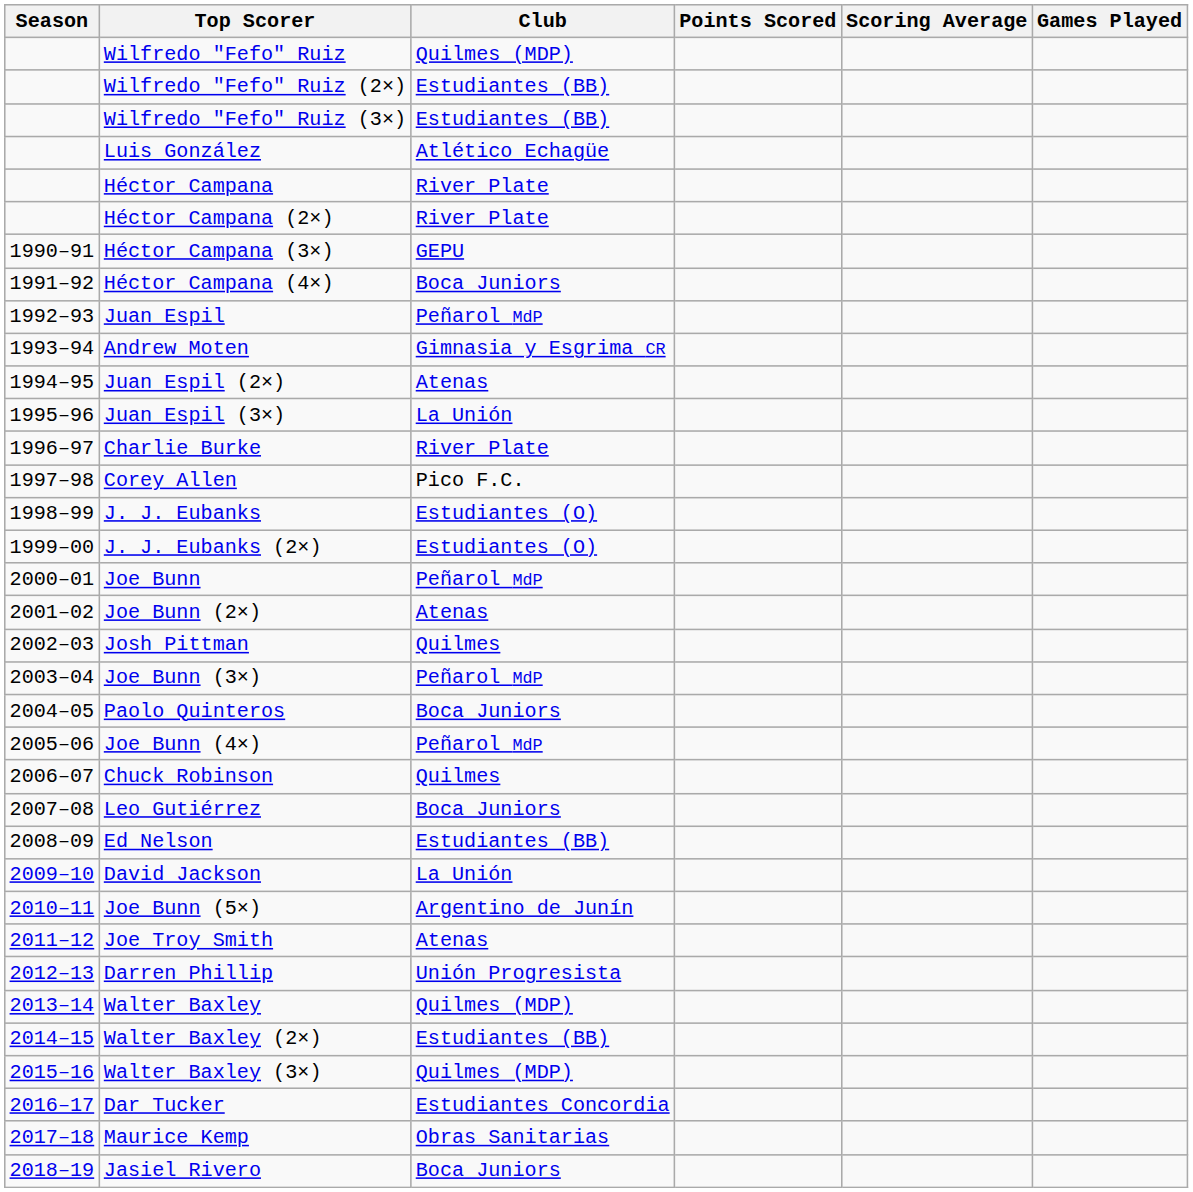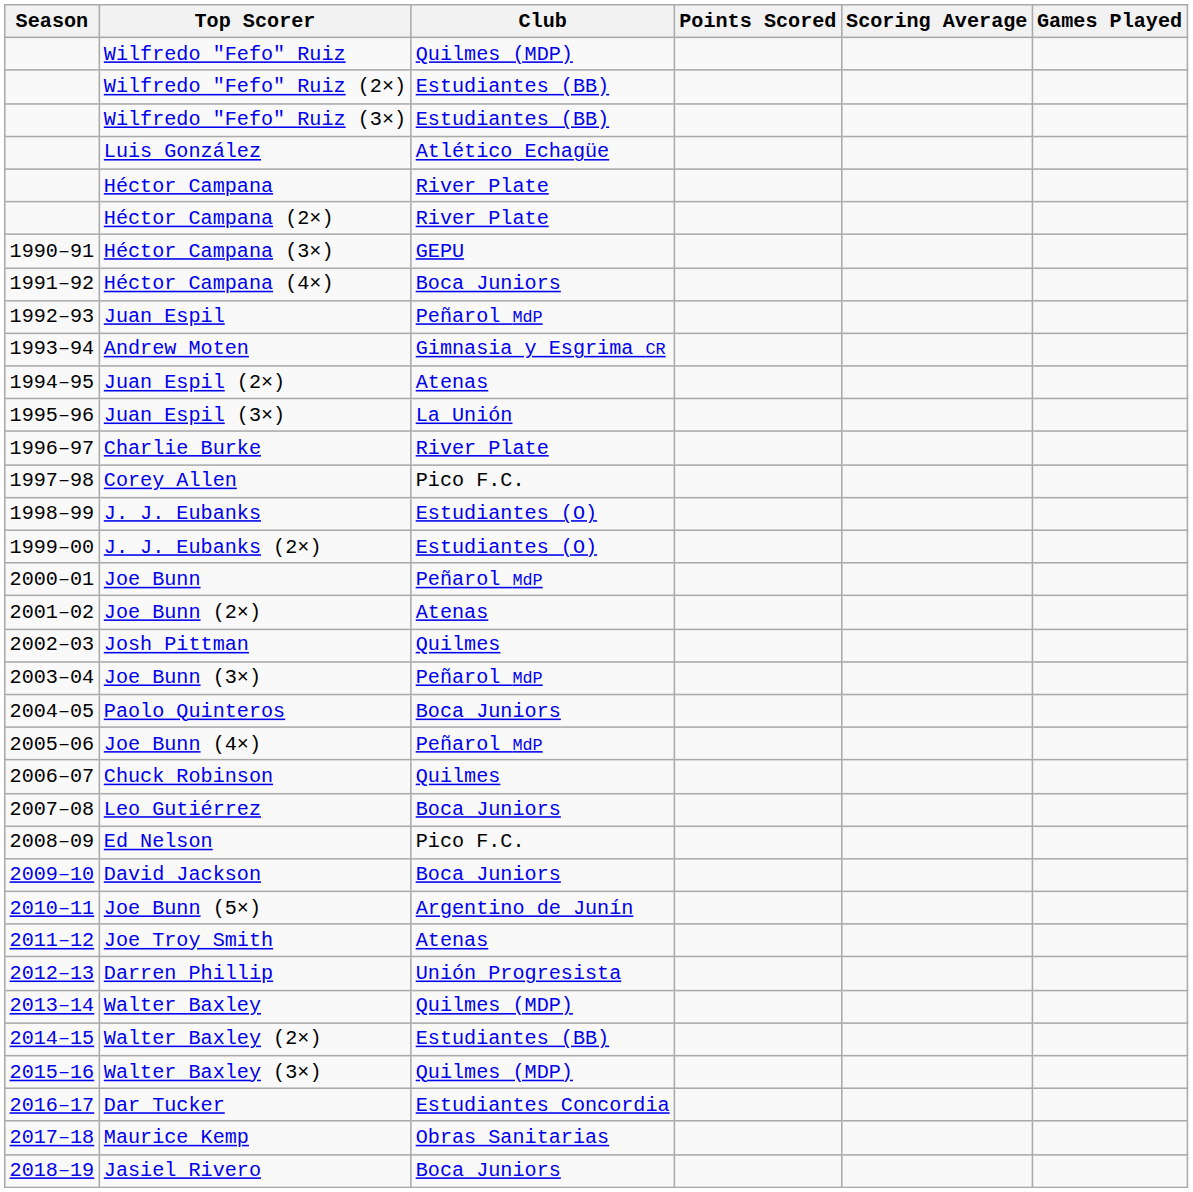(512, 842) Estudiantes (BB) -> (470, 842) Pico F.C.
(464, 875) La Unión -> (488, 875) Boca Juniors
